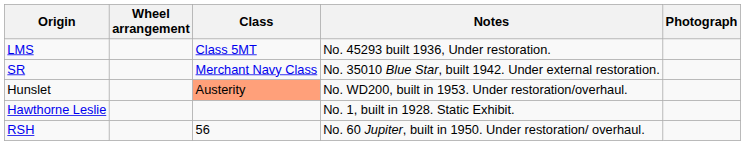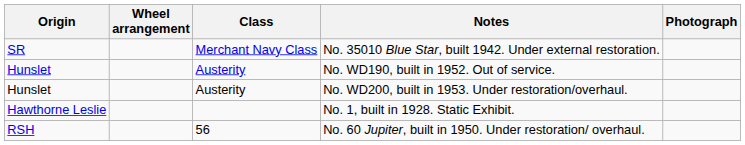- row: (437, 49)
+ row: (439, 69)
(220, 89) lightsalmon background -> (220, 89) no background
